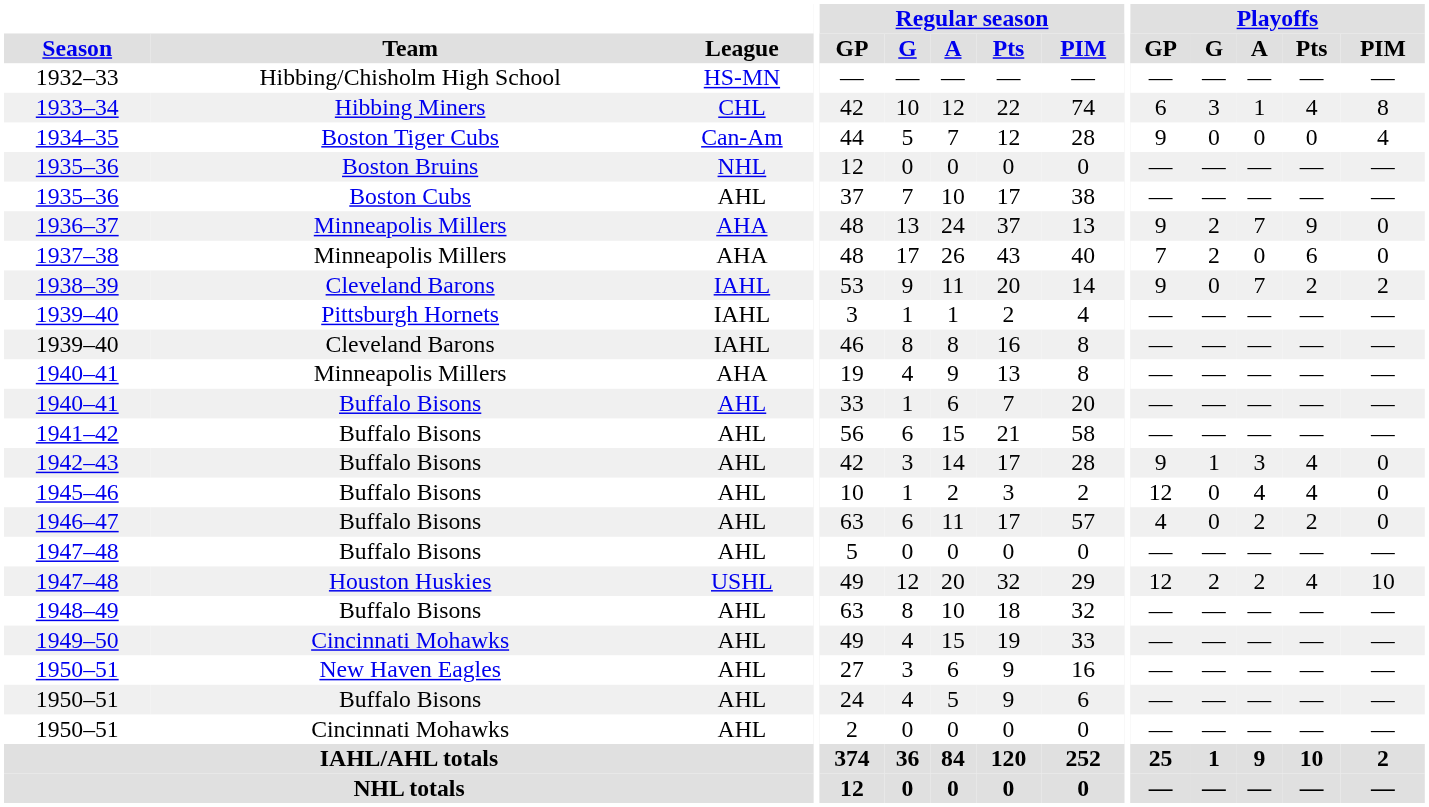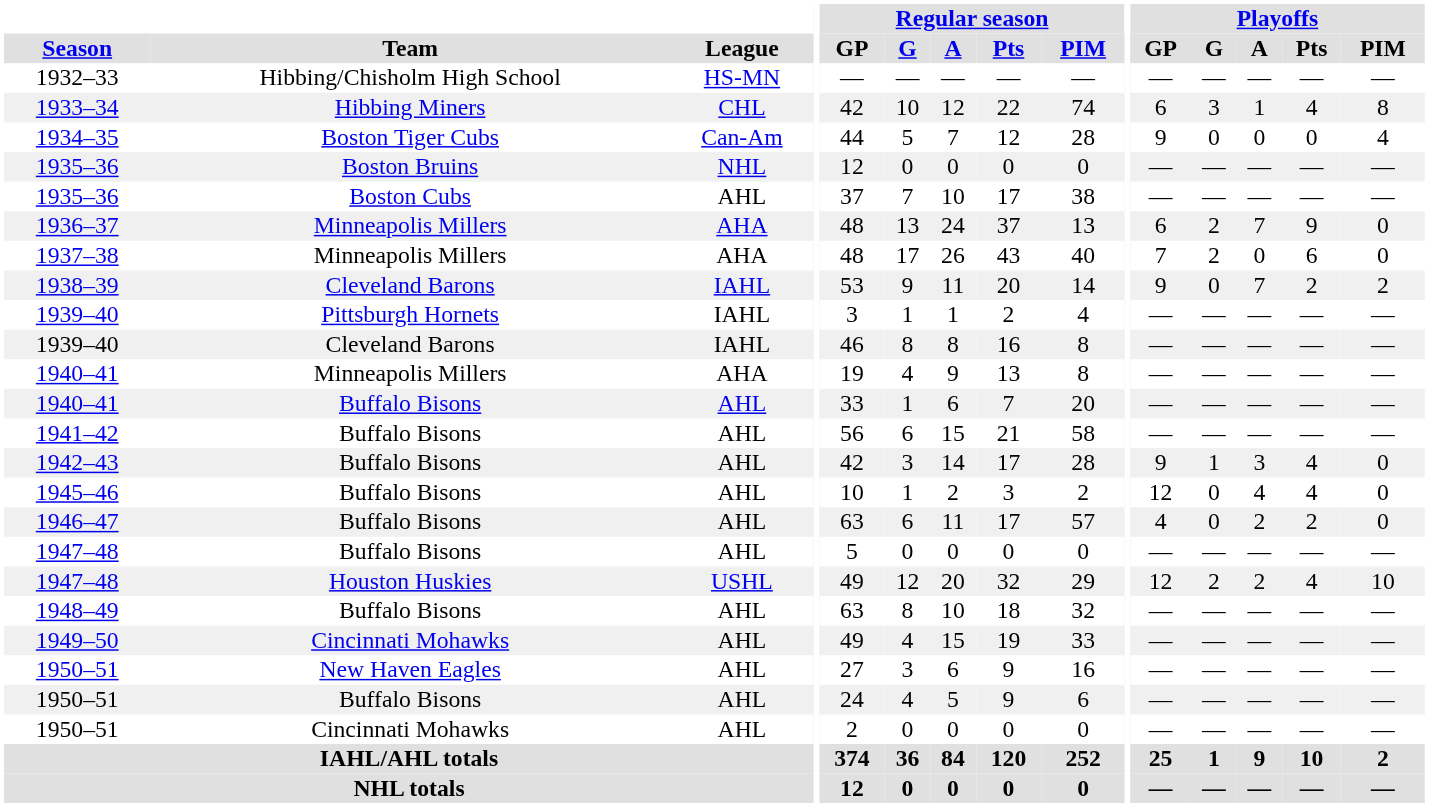(1161, 225) 9 -> (1161, 225) 6
